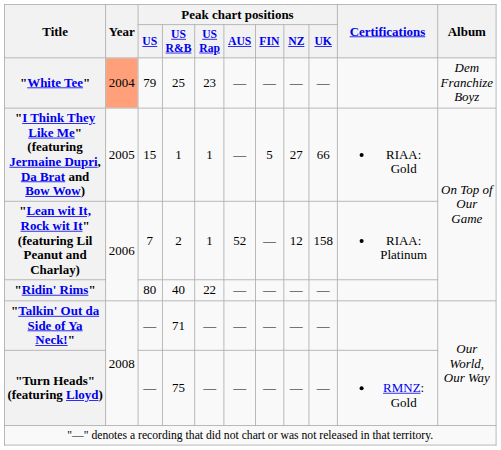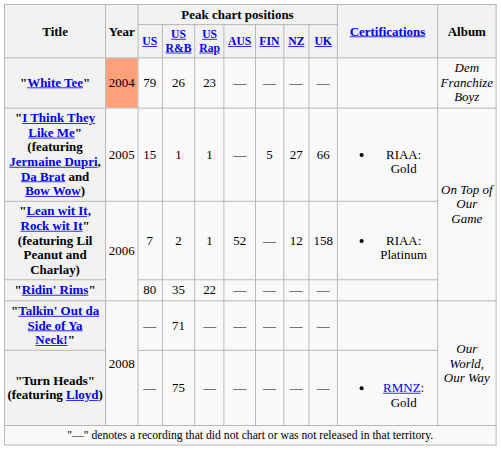(179, 82) 25 -> (179, 82) 26
(179, 290) 40 -> (179, 290) 35
